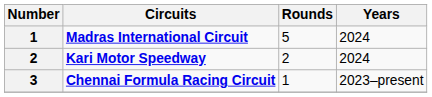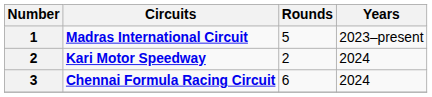(355, 37) 2024 -> (381, 37) 2023–present
(286, 80) 1 -> (286, 80) 6
(381, 80) 2023–present -> (355, 80) 2024
